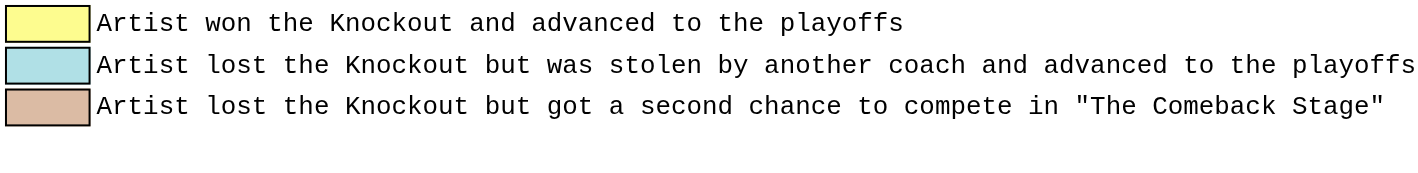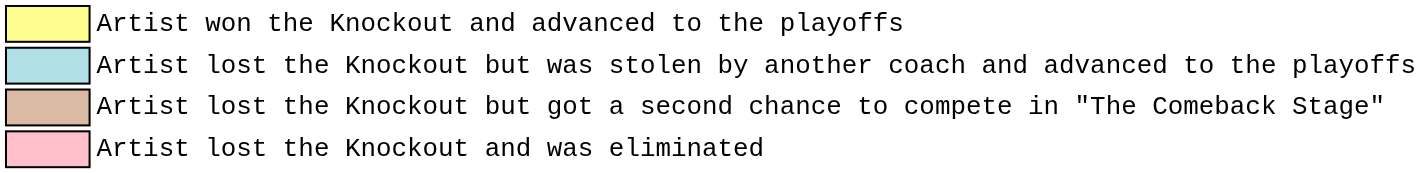+ row: (430, 149)
